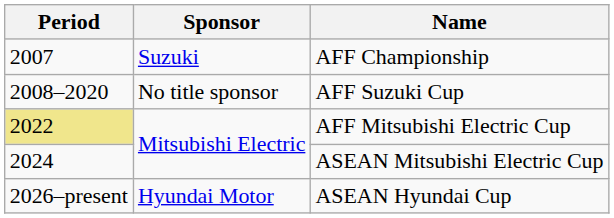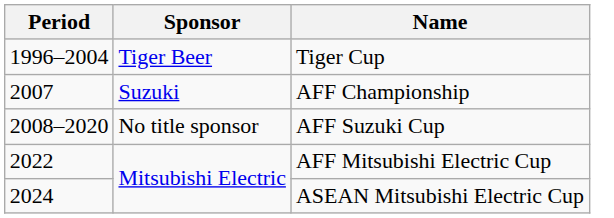+ row: (340, 56)
(32, 126) khaki background -> (32, 160) no background
- row: (413, 195)
